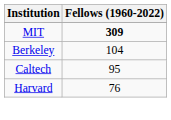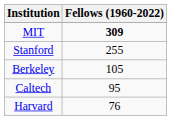+ row: (33, 50)
(114, 50) 104 -> (114, 69) 105
